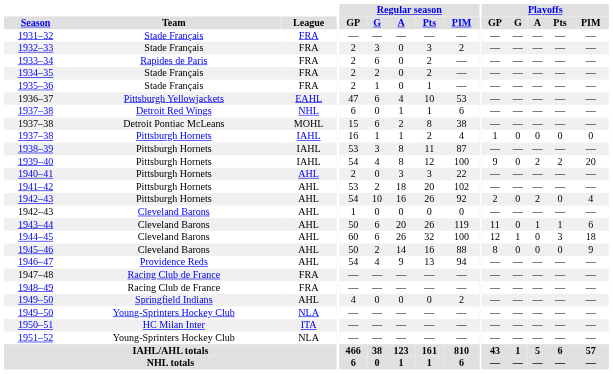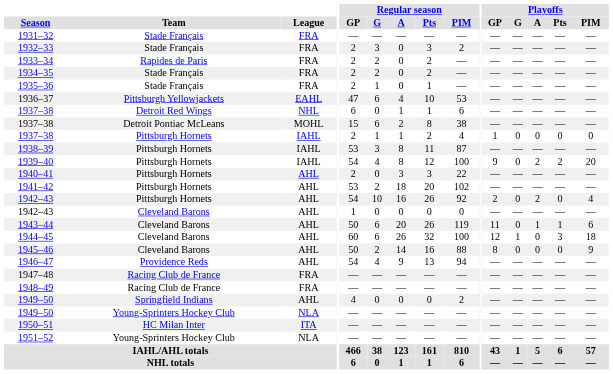(377, 60) 6 -> (377, 60) 2
(353, 136) 16 -> (353, 136) 2
